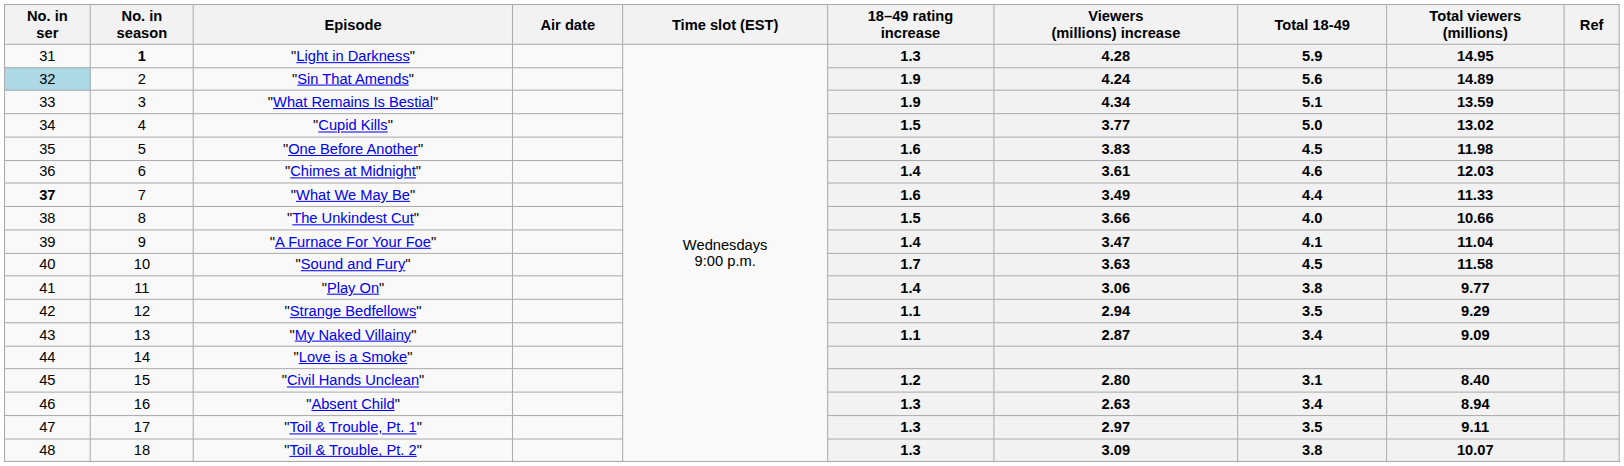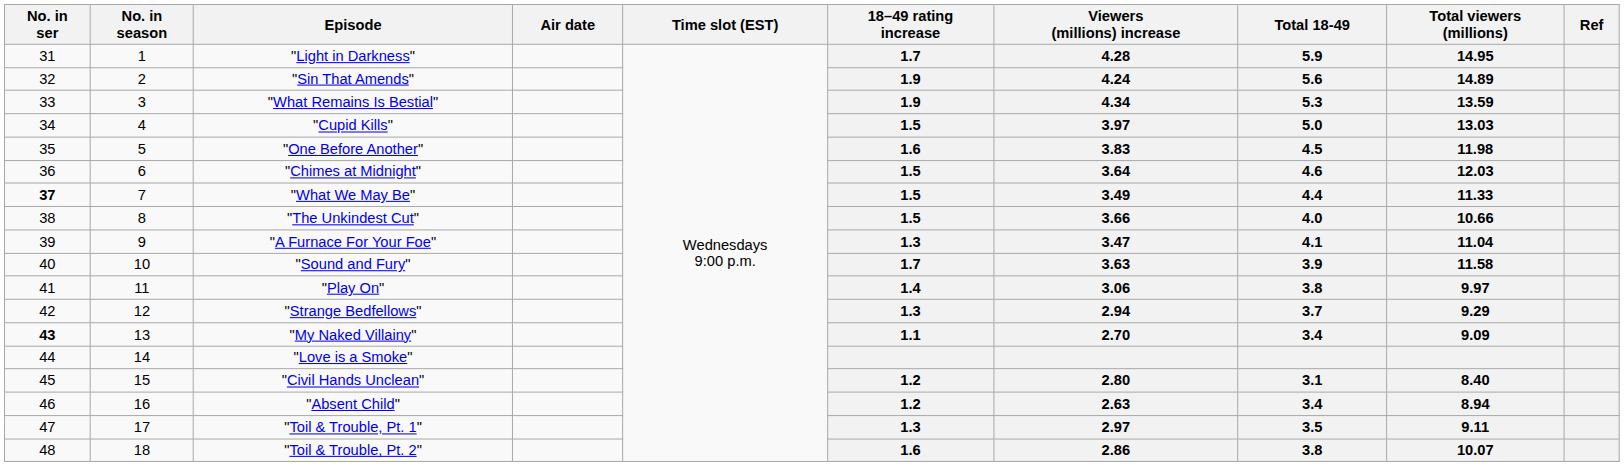(142, 56) bold -> (142, 56) normal
(910, 56) 1.3 -> (910, 56) 1.7
(47, 79) lightblue background -> (47, 79) no background
(1312, 102) 5.1 -> (1312, 102) 5.3
(1116, 126) 3.77 -> (1116, 126) 3.97
(1475, 126) 13.02 -> (1475, 126) 13.03
(910, 172) 1.4 -> (910, 172) 1.5
(1116, 172) 3.61 -> (1116, 172) 3.64
(910, 195) 1.6 -> (910, 195) 1.5
(910, 242) 1.4 -> (910, 242) 1.3
(1312, 265) 4.5 -> (1312, 265) 3.9
(1475, 288) 9.77 -> (1475, 288) 9.97
(910, 311) 1.1 -> (910, 311) 1.3
(1312, 311) 3.5 -> (1312, 311) 3.7
(47, 334) normal -> (47, 334) bold
(1116, 334) 2.87 -> (1116, 334) 2.70
(910, 404) 1.3 -> (910, 404) 1.2
(910, 451) 1.3 -> (910, 451) 1.6
(1116, 451) 3.09 -> (1116, 451) 2.86
